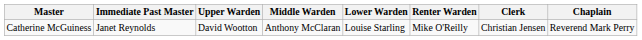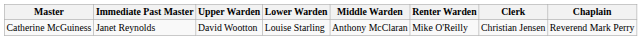columns swapped: (303, 12) <-> (376, 12)
